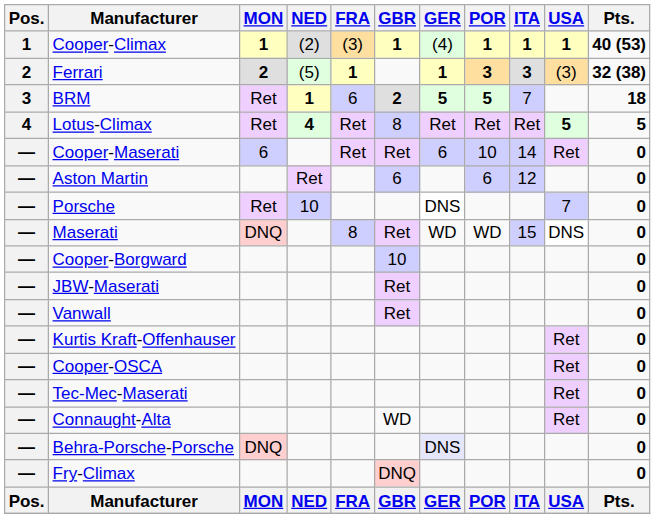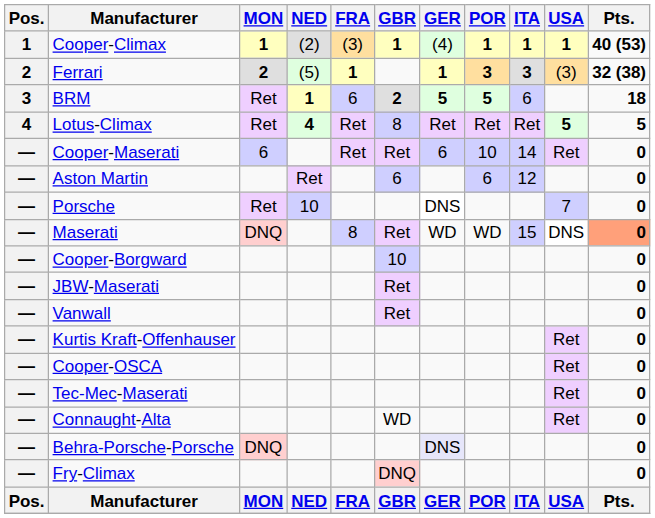(527, 98) 7 -> (527, 98) 6
(641, 232) no background -> (641, 232) lightsalmon background
